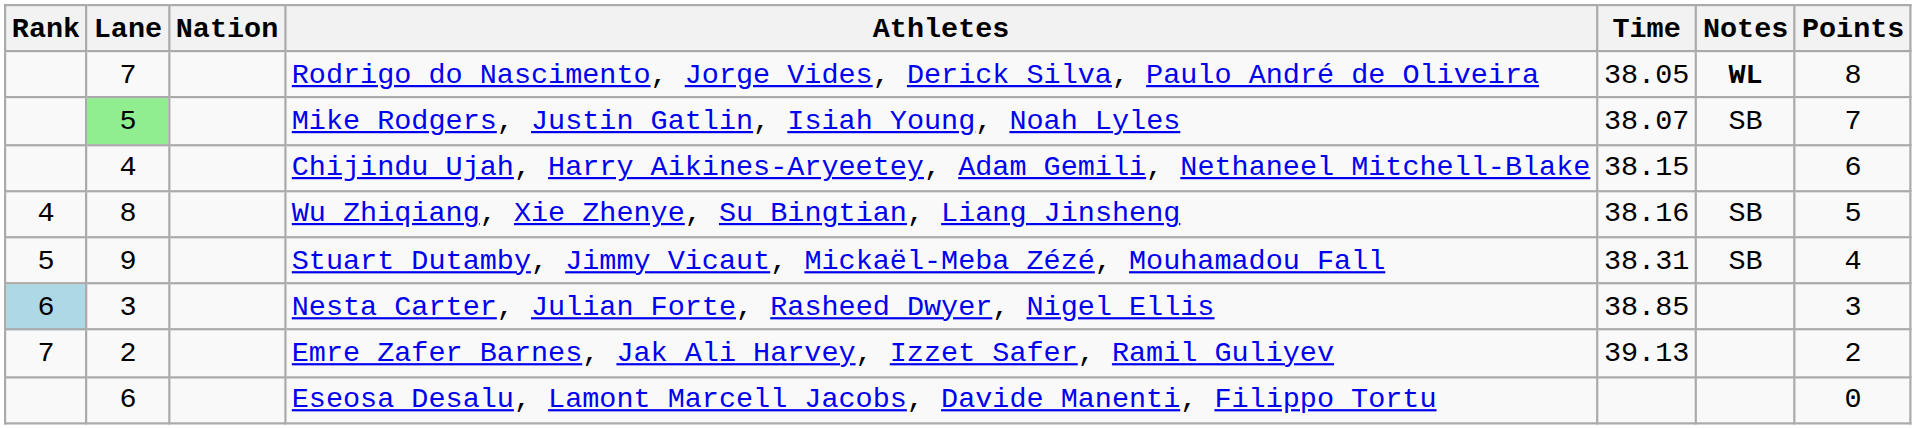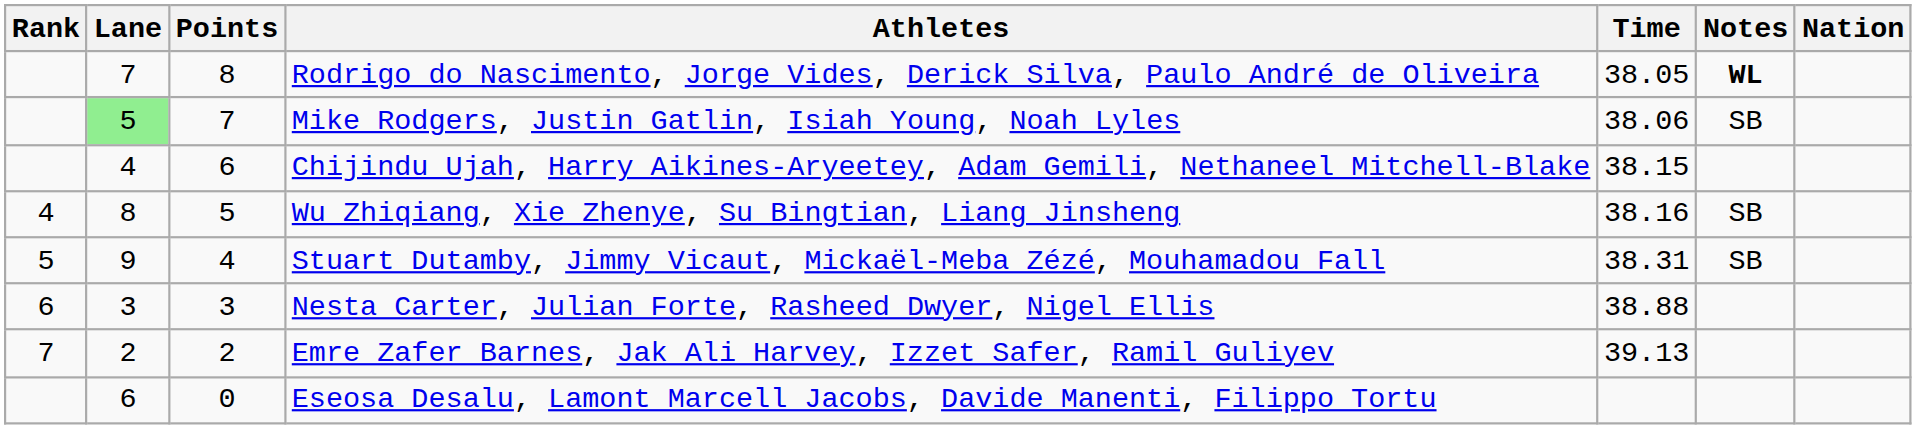columns swapped: (227, 28) <-> (1853, 28)
(1647, 121) 38.07 -> (1647, 121) 38.06
(46, 307) lightblue background -> (46, 307) no background
(1647, 307) 38.85 -> (1647, 307) 38.88
